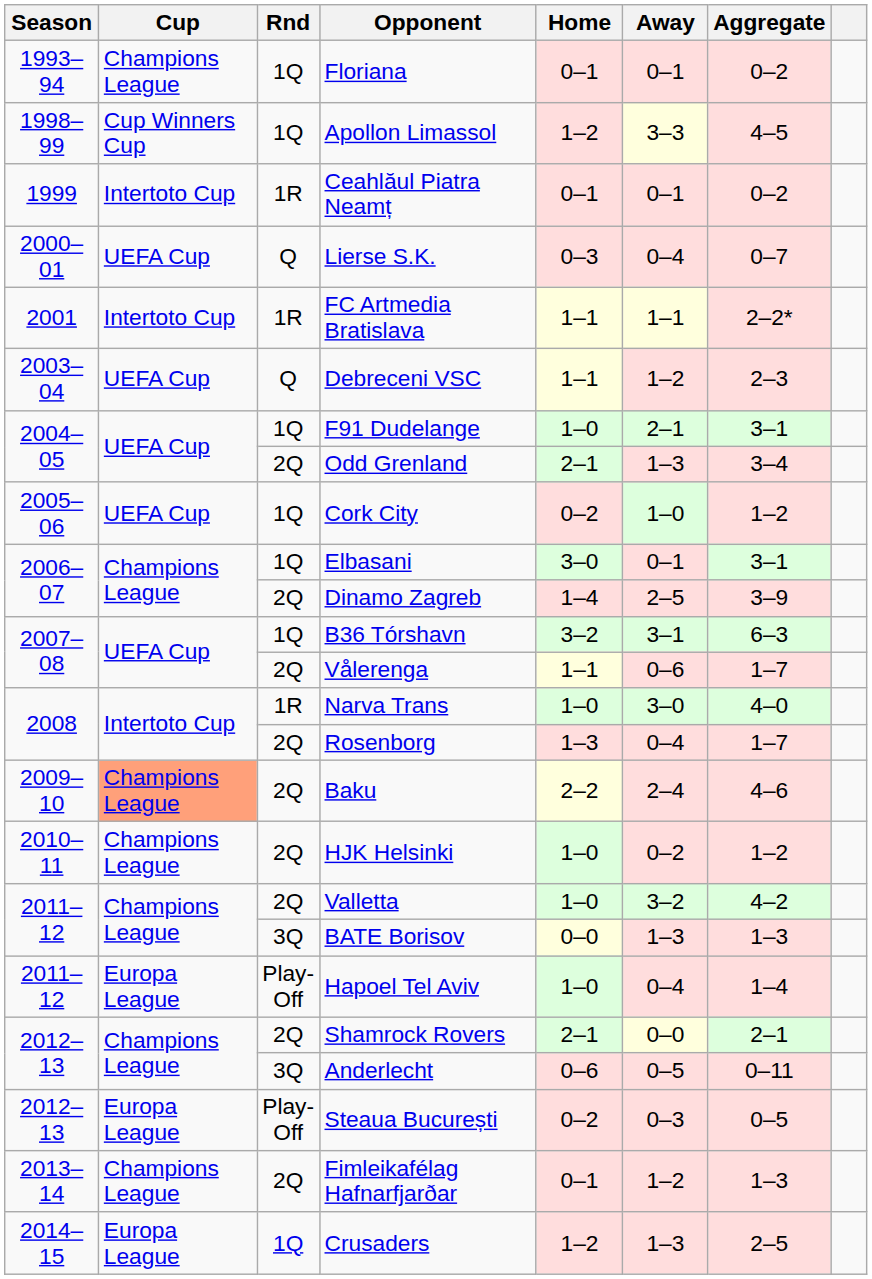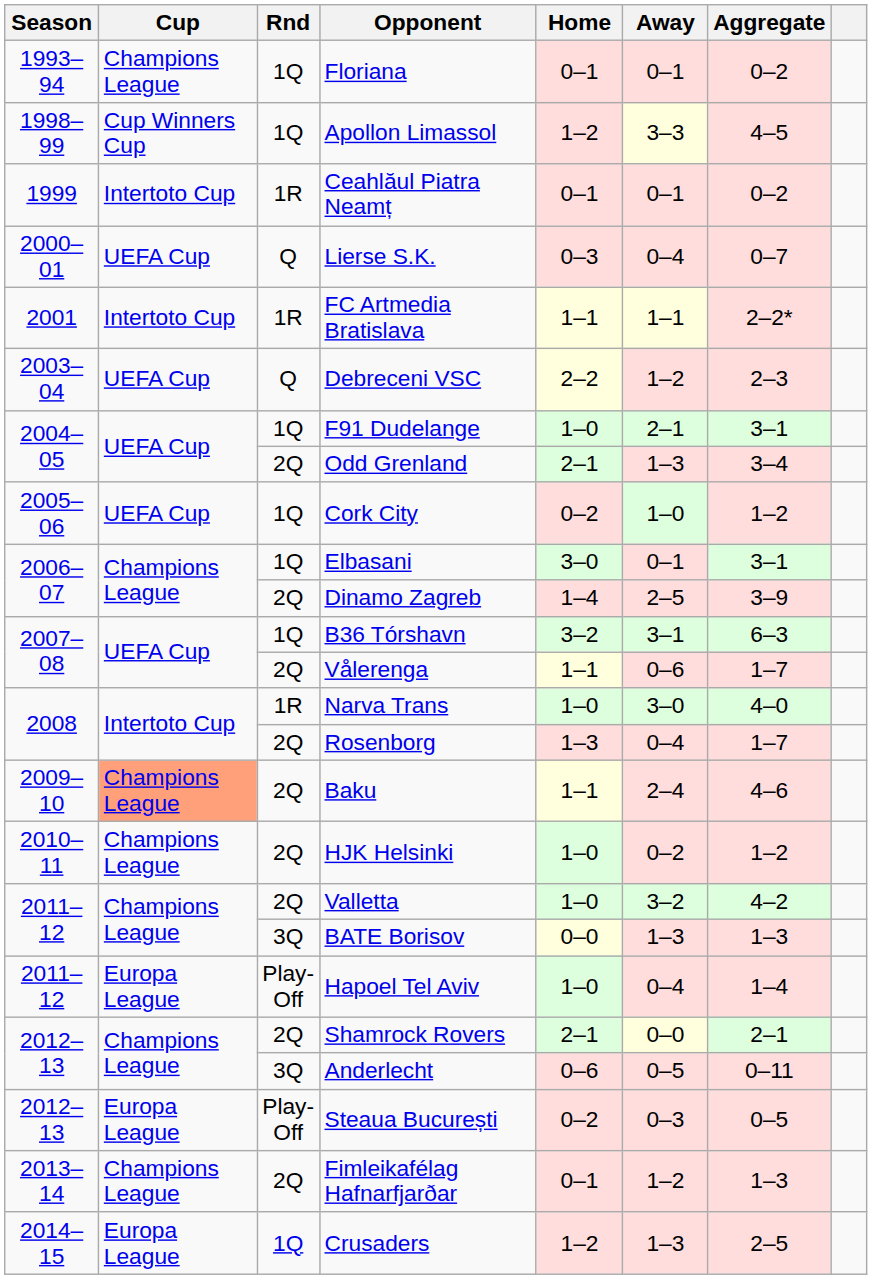(579, 379) 1–1 -> (579, 379) 2–2
(579, 790) 2–2 -> (579, 790) 1–1
